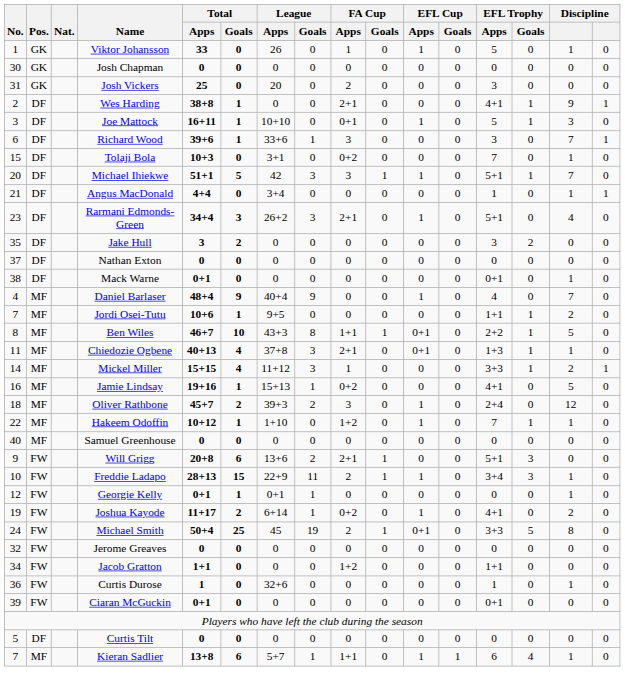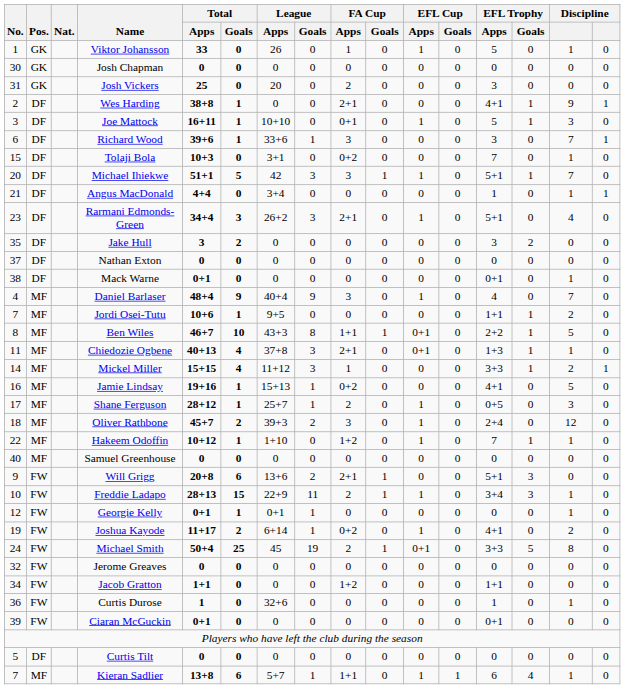(348, 296) 0 -> (348, 296) 3
+ row: (130, 404)
